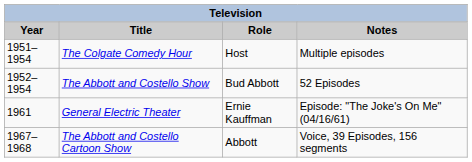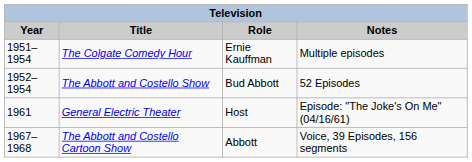(237, 54) Host -> (249, 54) Ernie Kauffman
(249, 113) Ernie Kauffman -> (237, 113) Host
